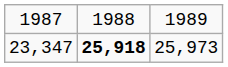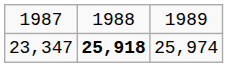(186, 48) 25,973 -> (186, 48) 25,974
